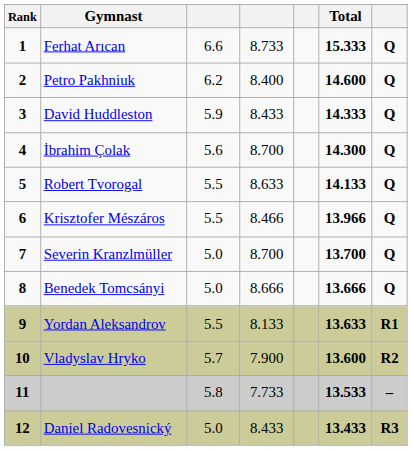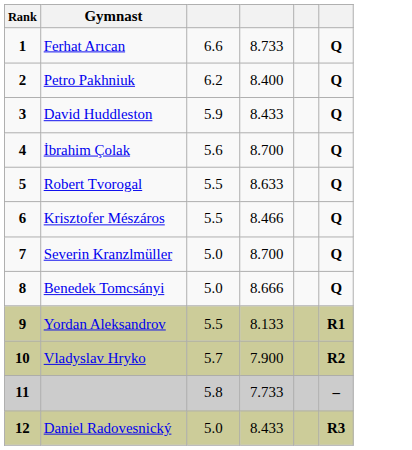- column: (345, 16)
